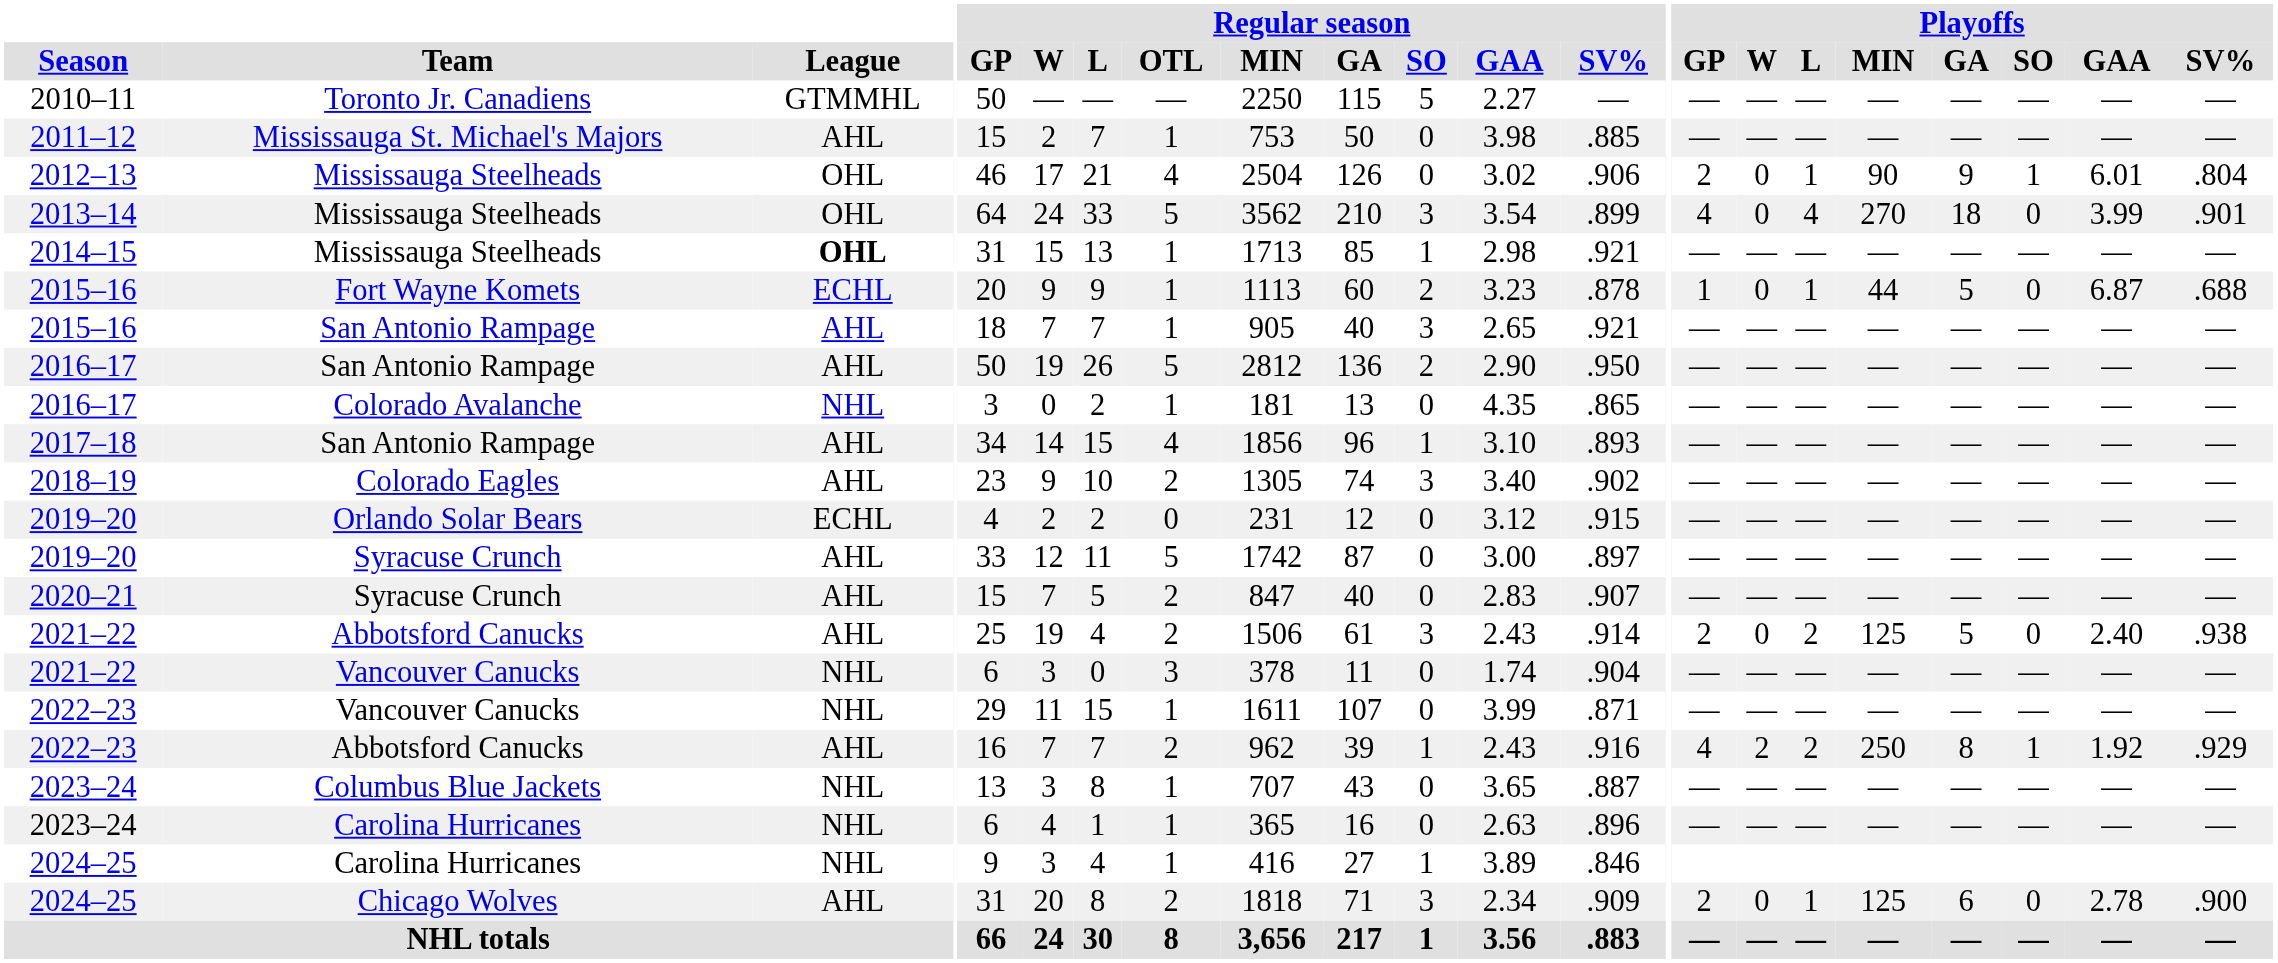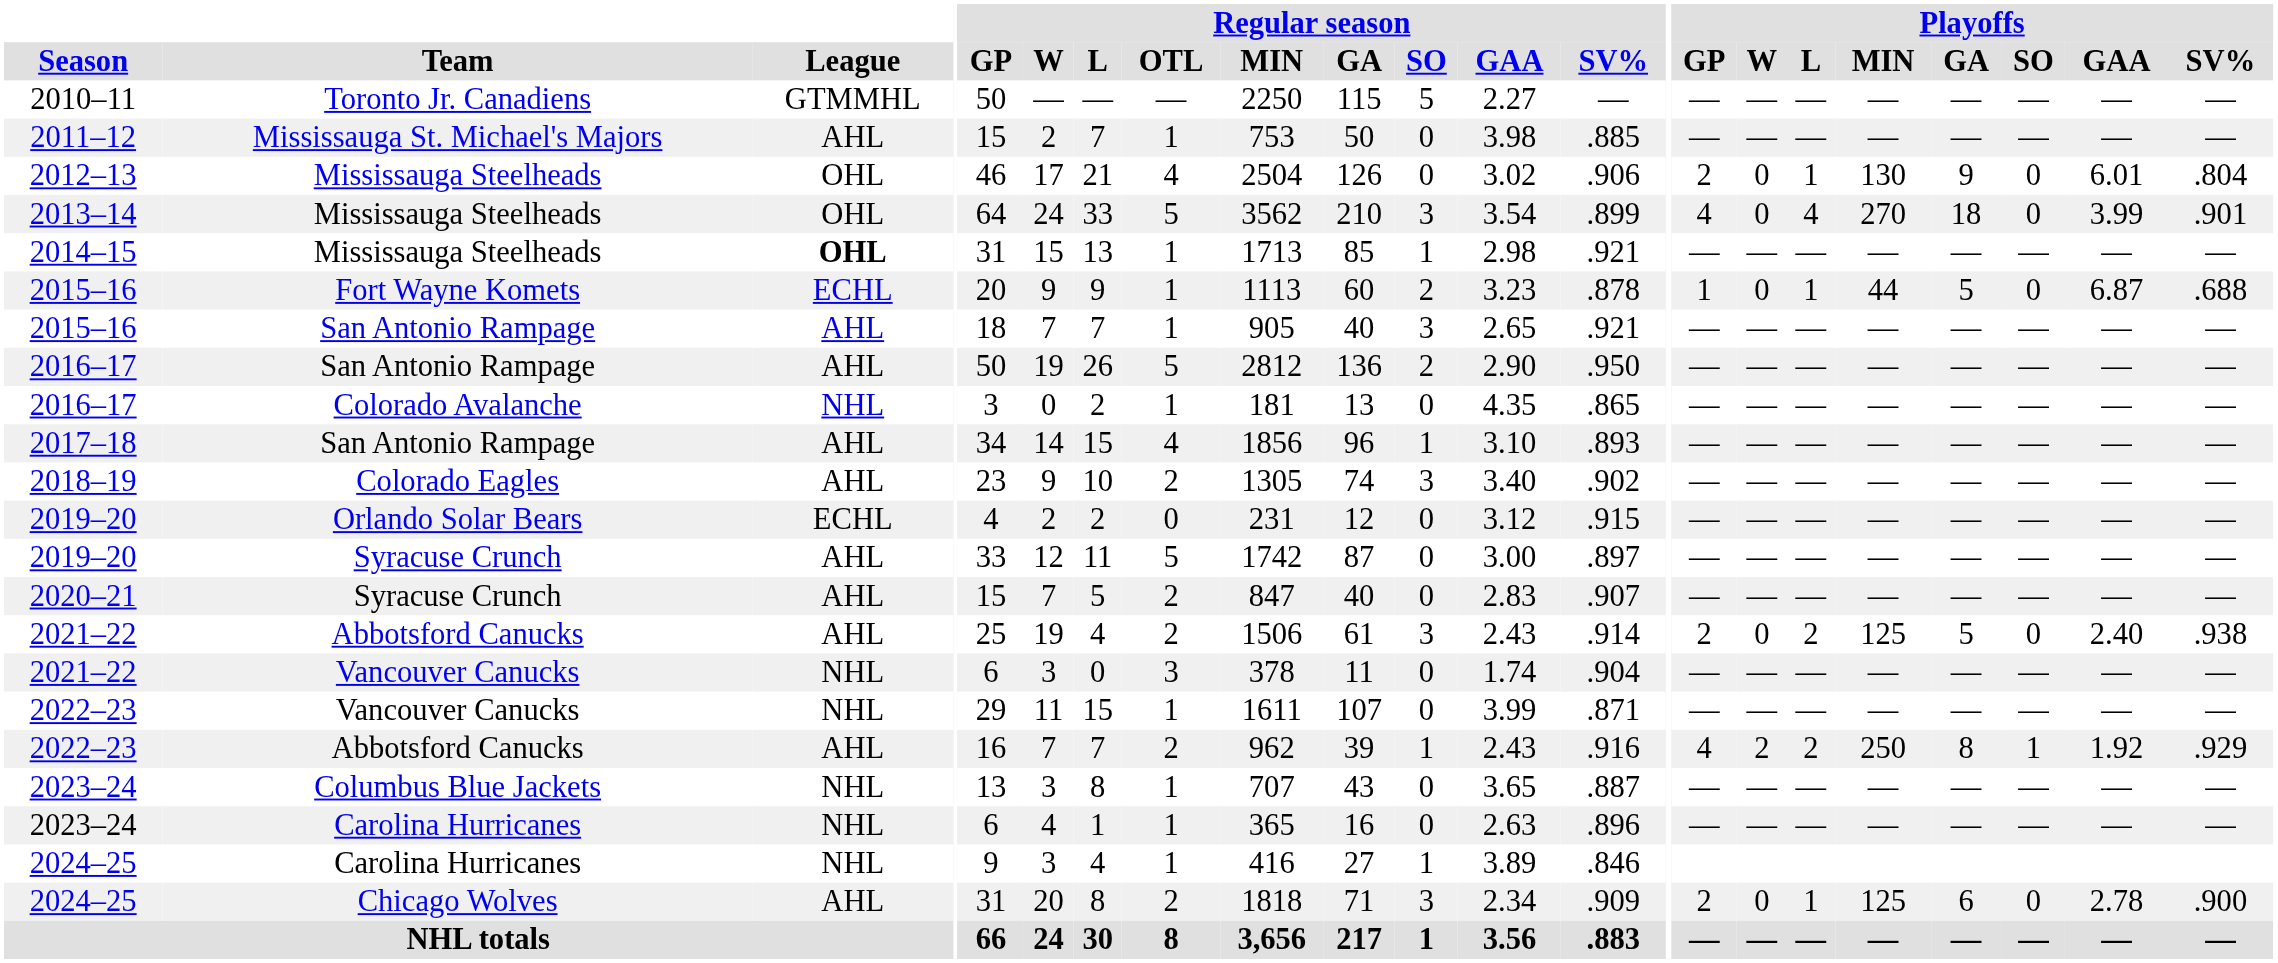(1883, 175) 90 -> (1883, 175) 130
(2033, 175) 1 -> (2033, 175) 0
